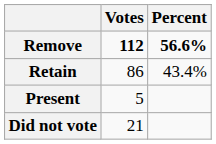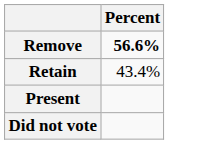- column: (124, 17)
